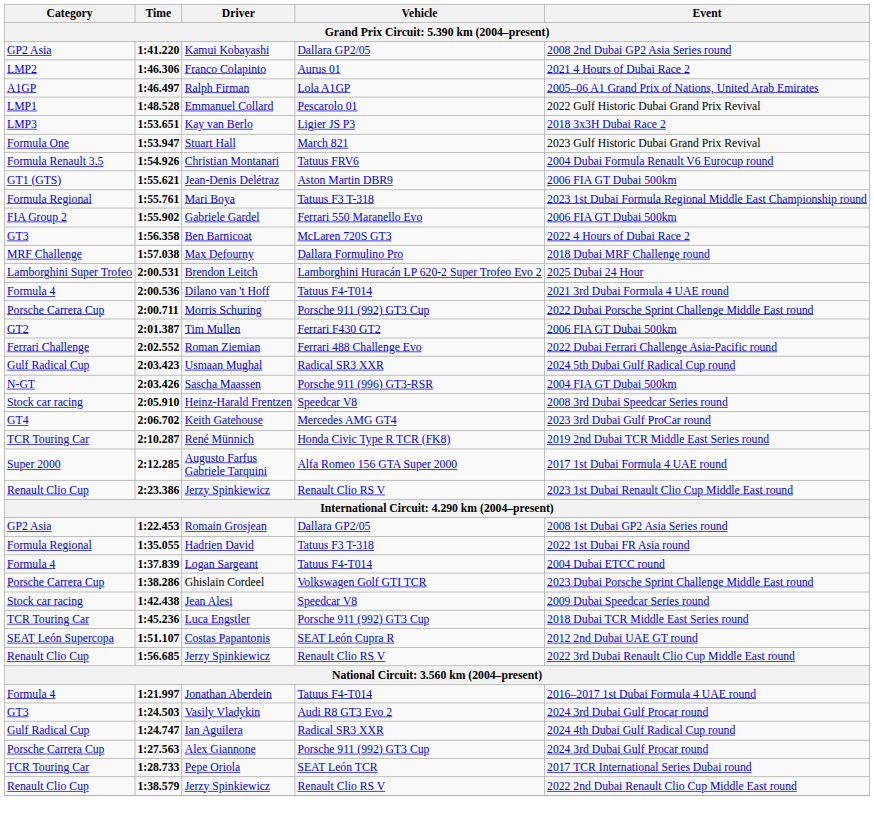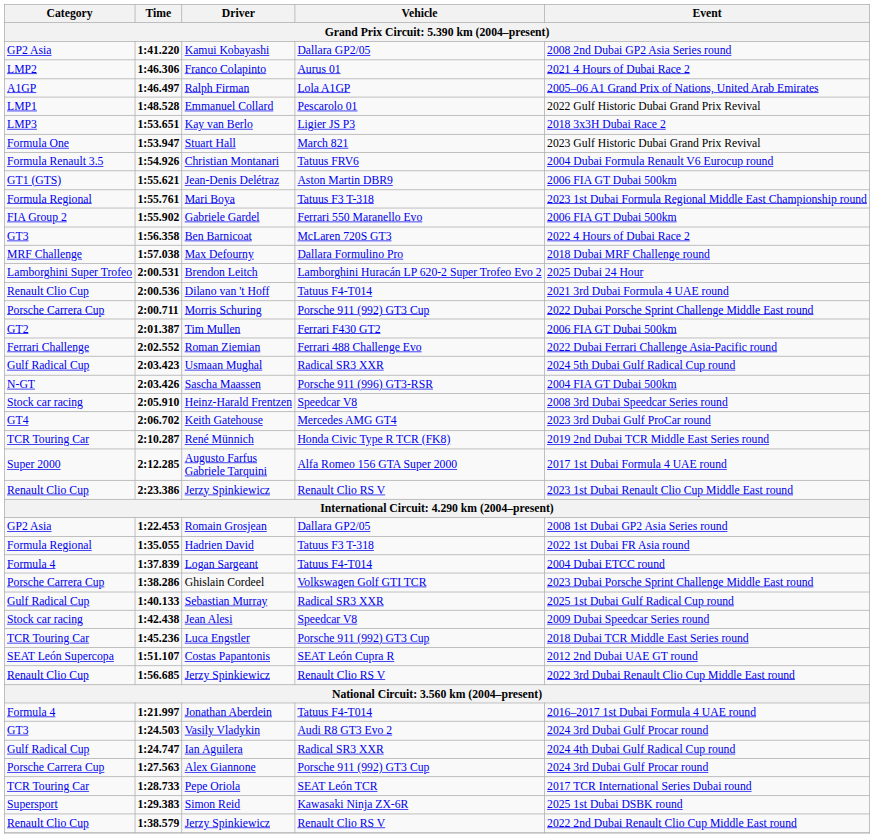(31, 291) Formula 4 -> (48, 291) Renault Clio Cup
+ row: (158, 601)
+ row: (158, 804)
